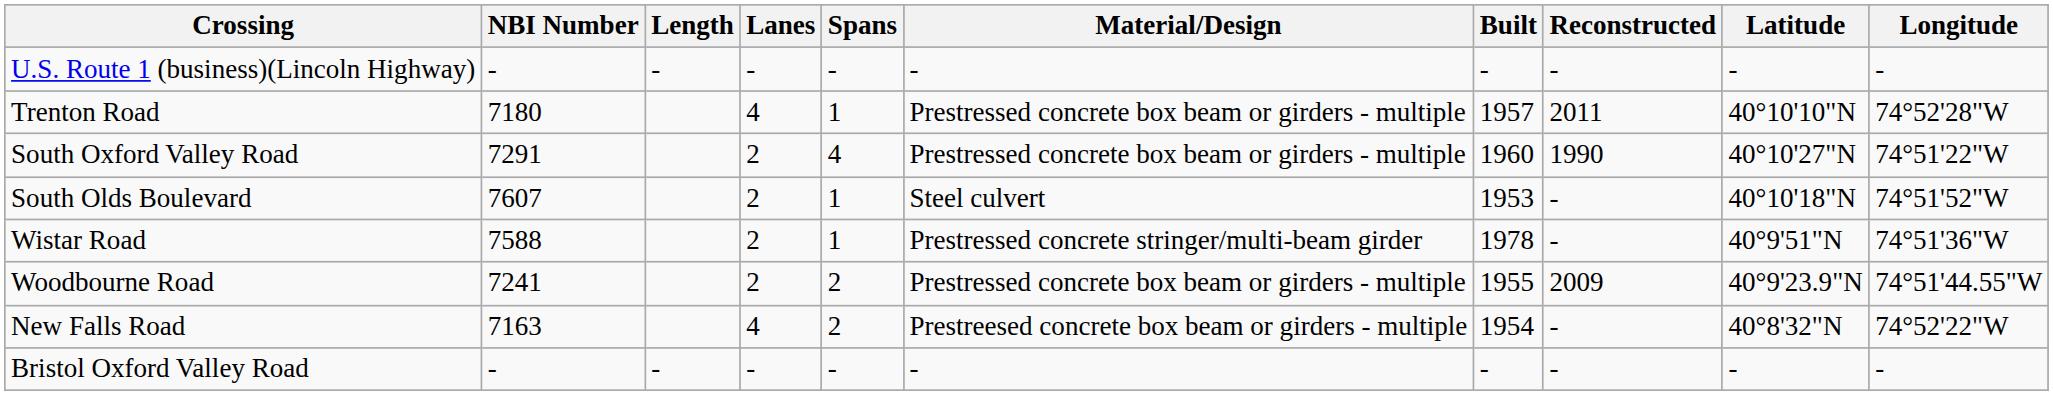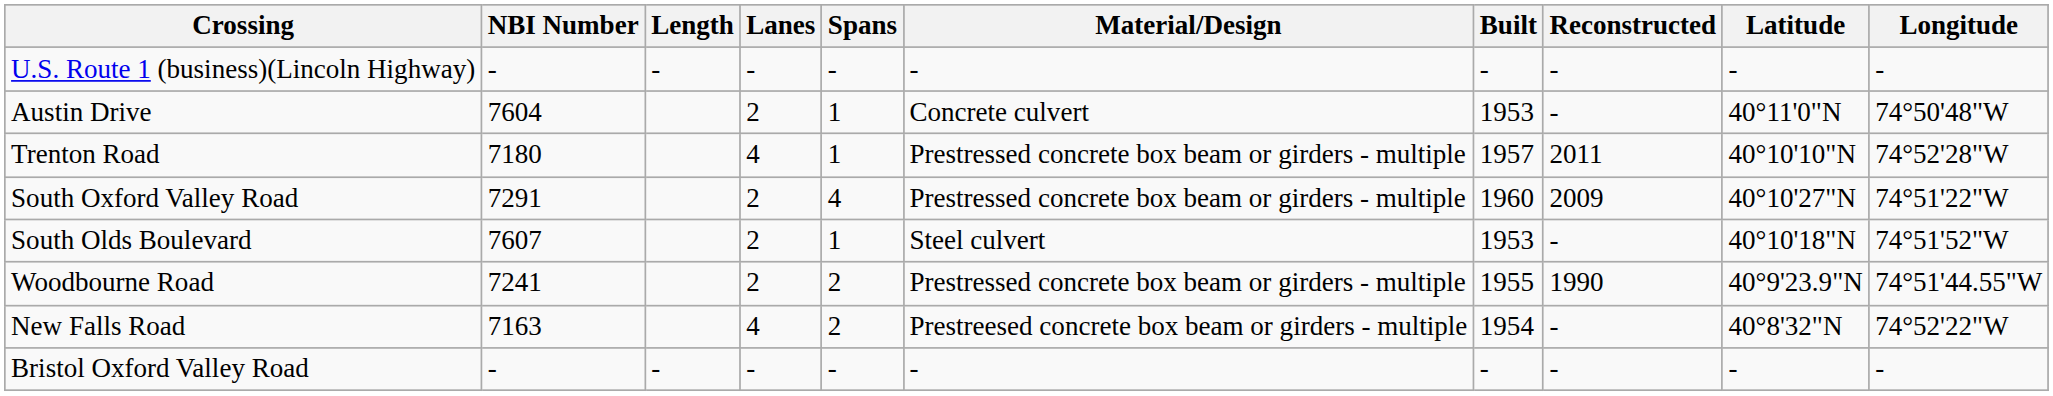+ row: (81, 111)
(1576, 154) 1990 -> (1576, 197) 2009
- row: (78, 240)
(1576, 283) 2009 -> (1576, 283) 1990
